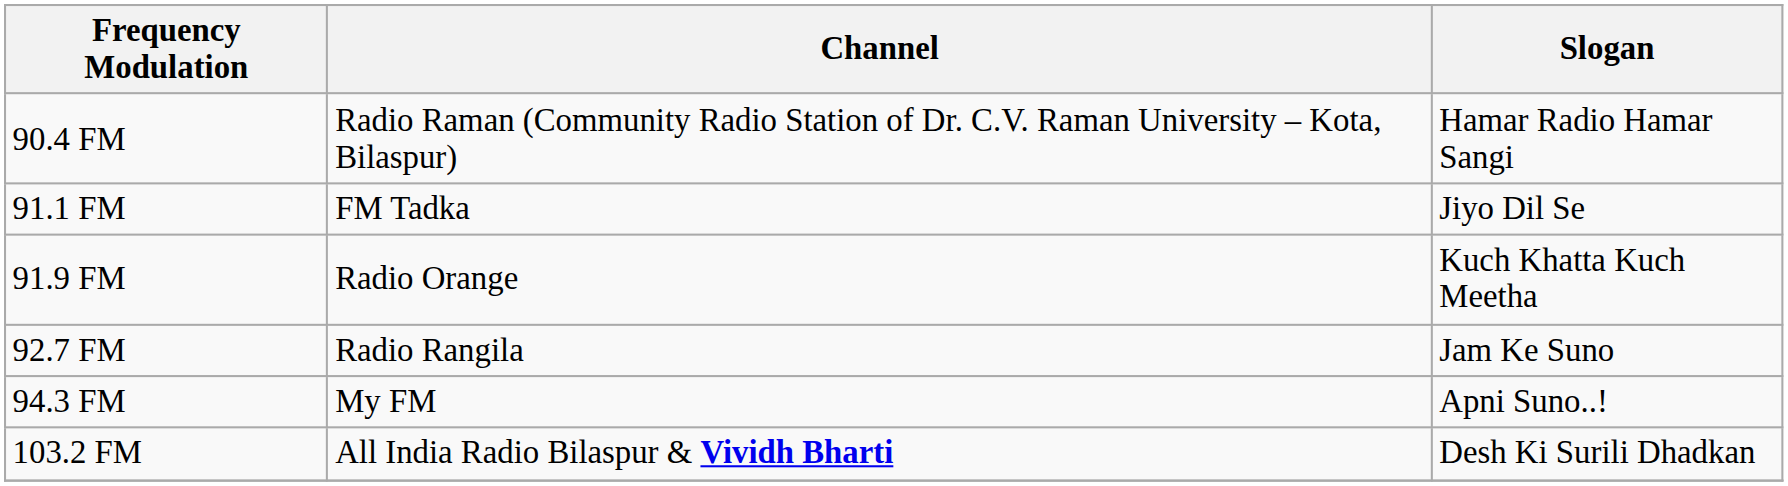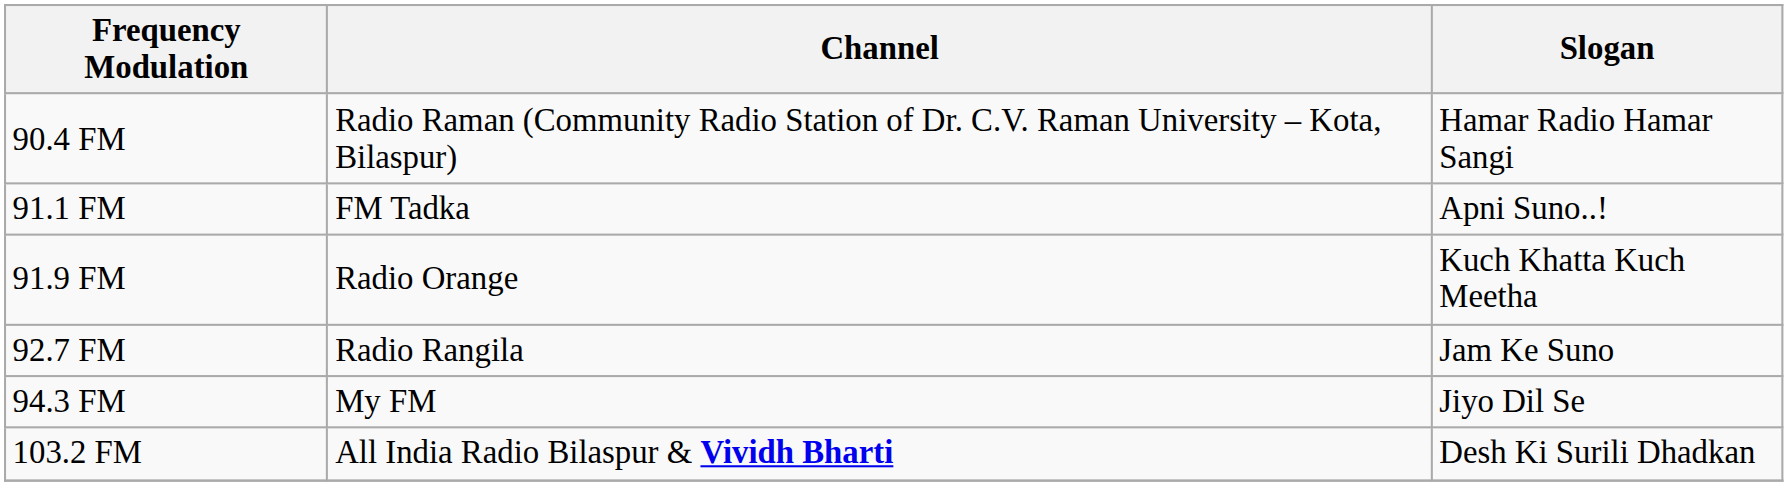(1512, 208) Jiyo Dil Se -> (1524, 208) Apni Suno..!
(1524, 401) Apni Suno..! -> (1512, 401) Jiyo Dil Se
